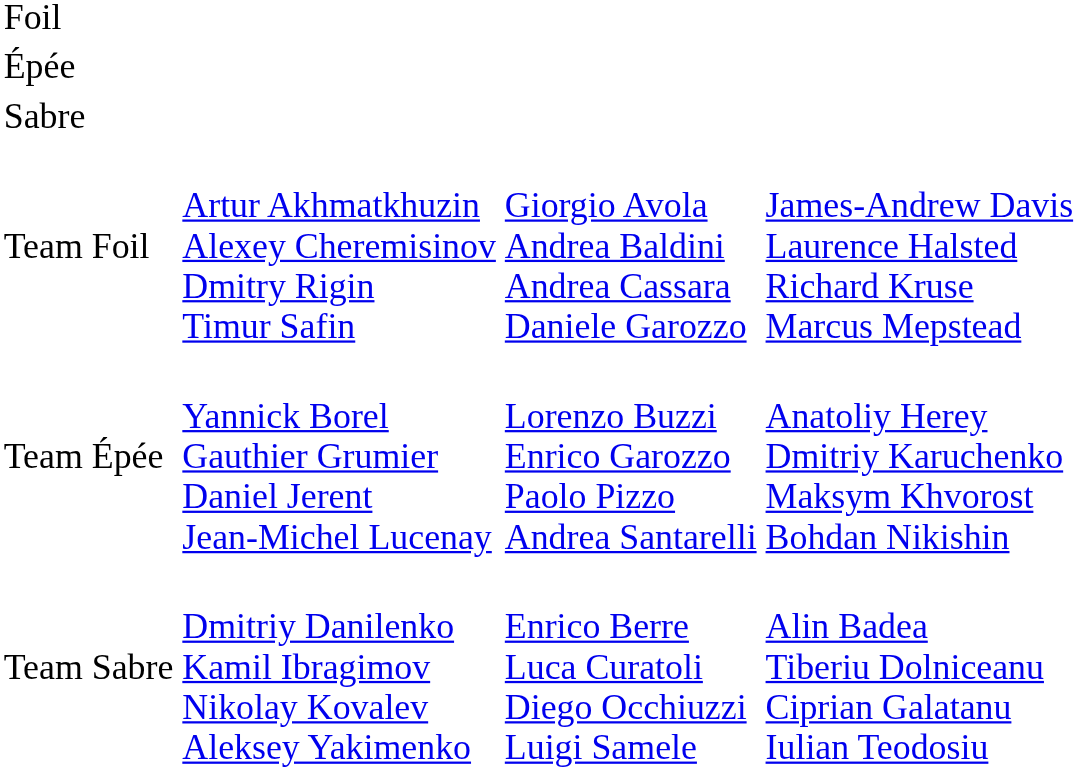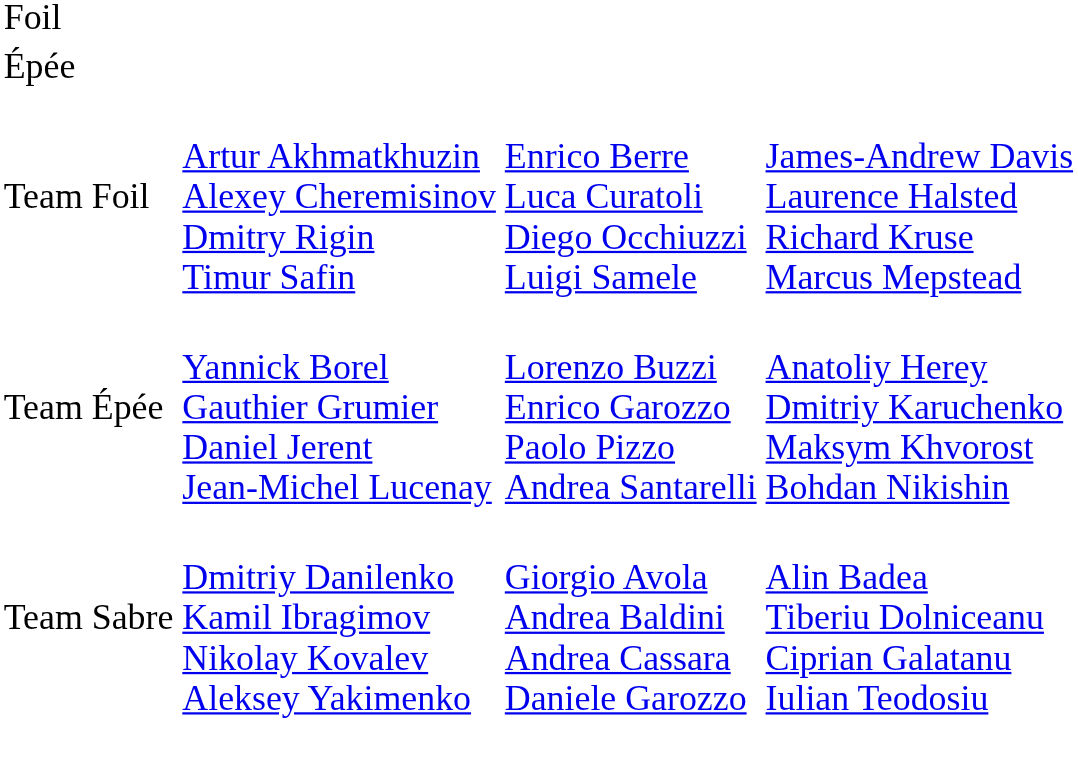- row: (45, 115)
(626, 265) Giorgio Avola Andrea Baldini Andrea Cassara Daniele Garozzo -> (626, 216) Enrico Berre Luca Curatoli Diego Occhiuzzi Luigi Samele
(626, 687) Enrico Berre Luca Curatoli Diego Occhiuzzi Luigi Samele -> (626, 637) Giorgio Avola Andrea Baldini Andrea Cassara Daniele Garozzo
